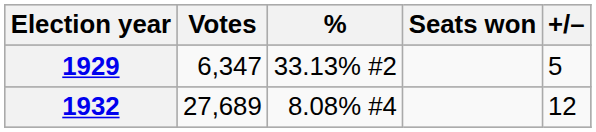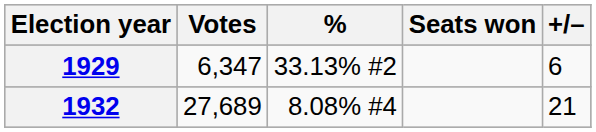(555, 65) 5 -> (555, 65) 6
(562, 106) 12 -> (562, 106) 21
